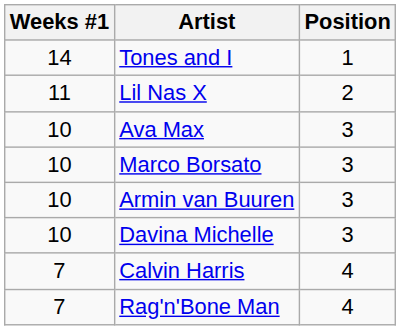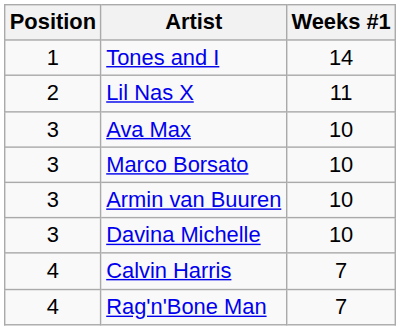columns swapped: (348, 21) <-> (59, 21)
